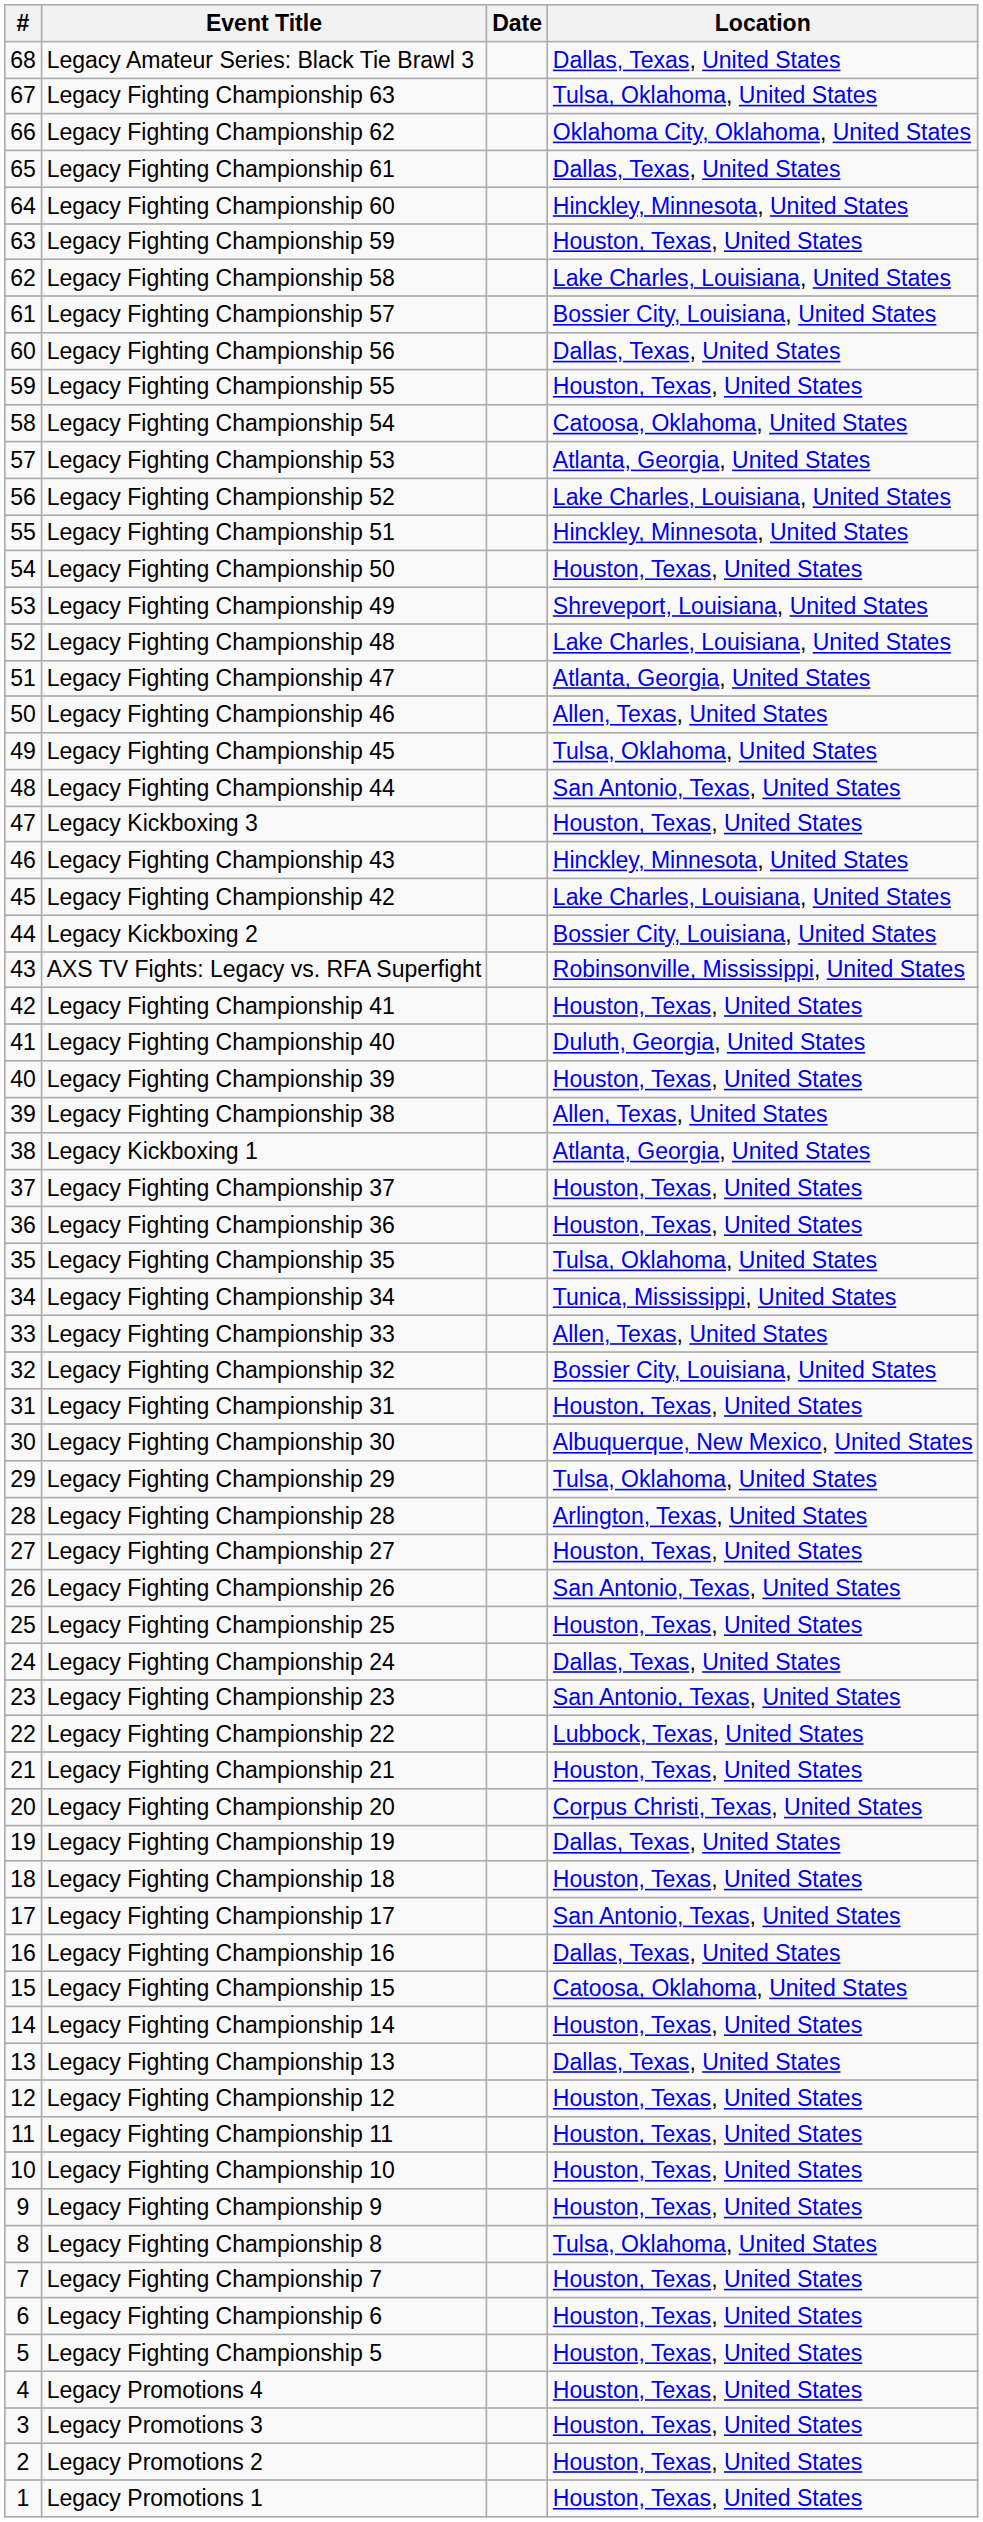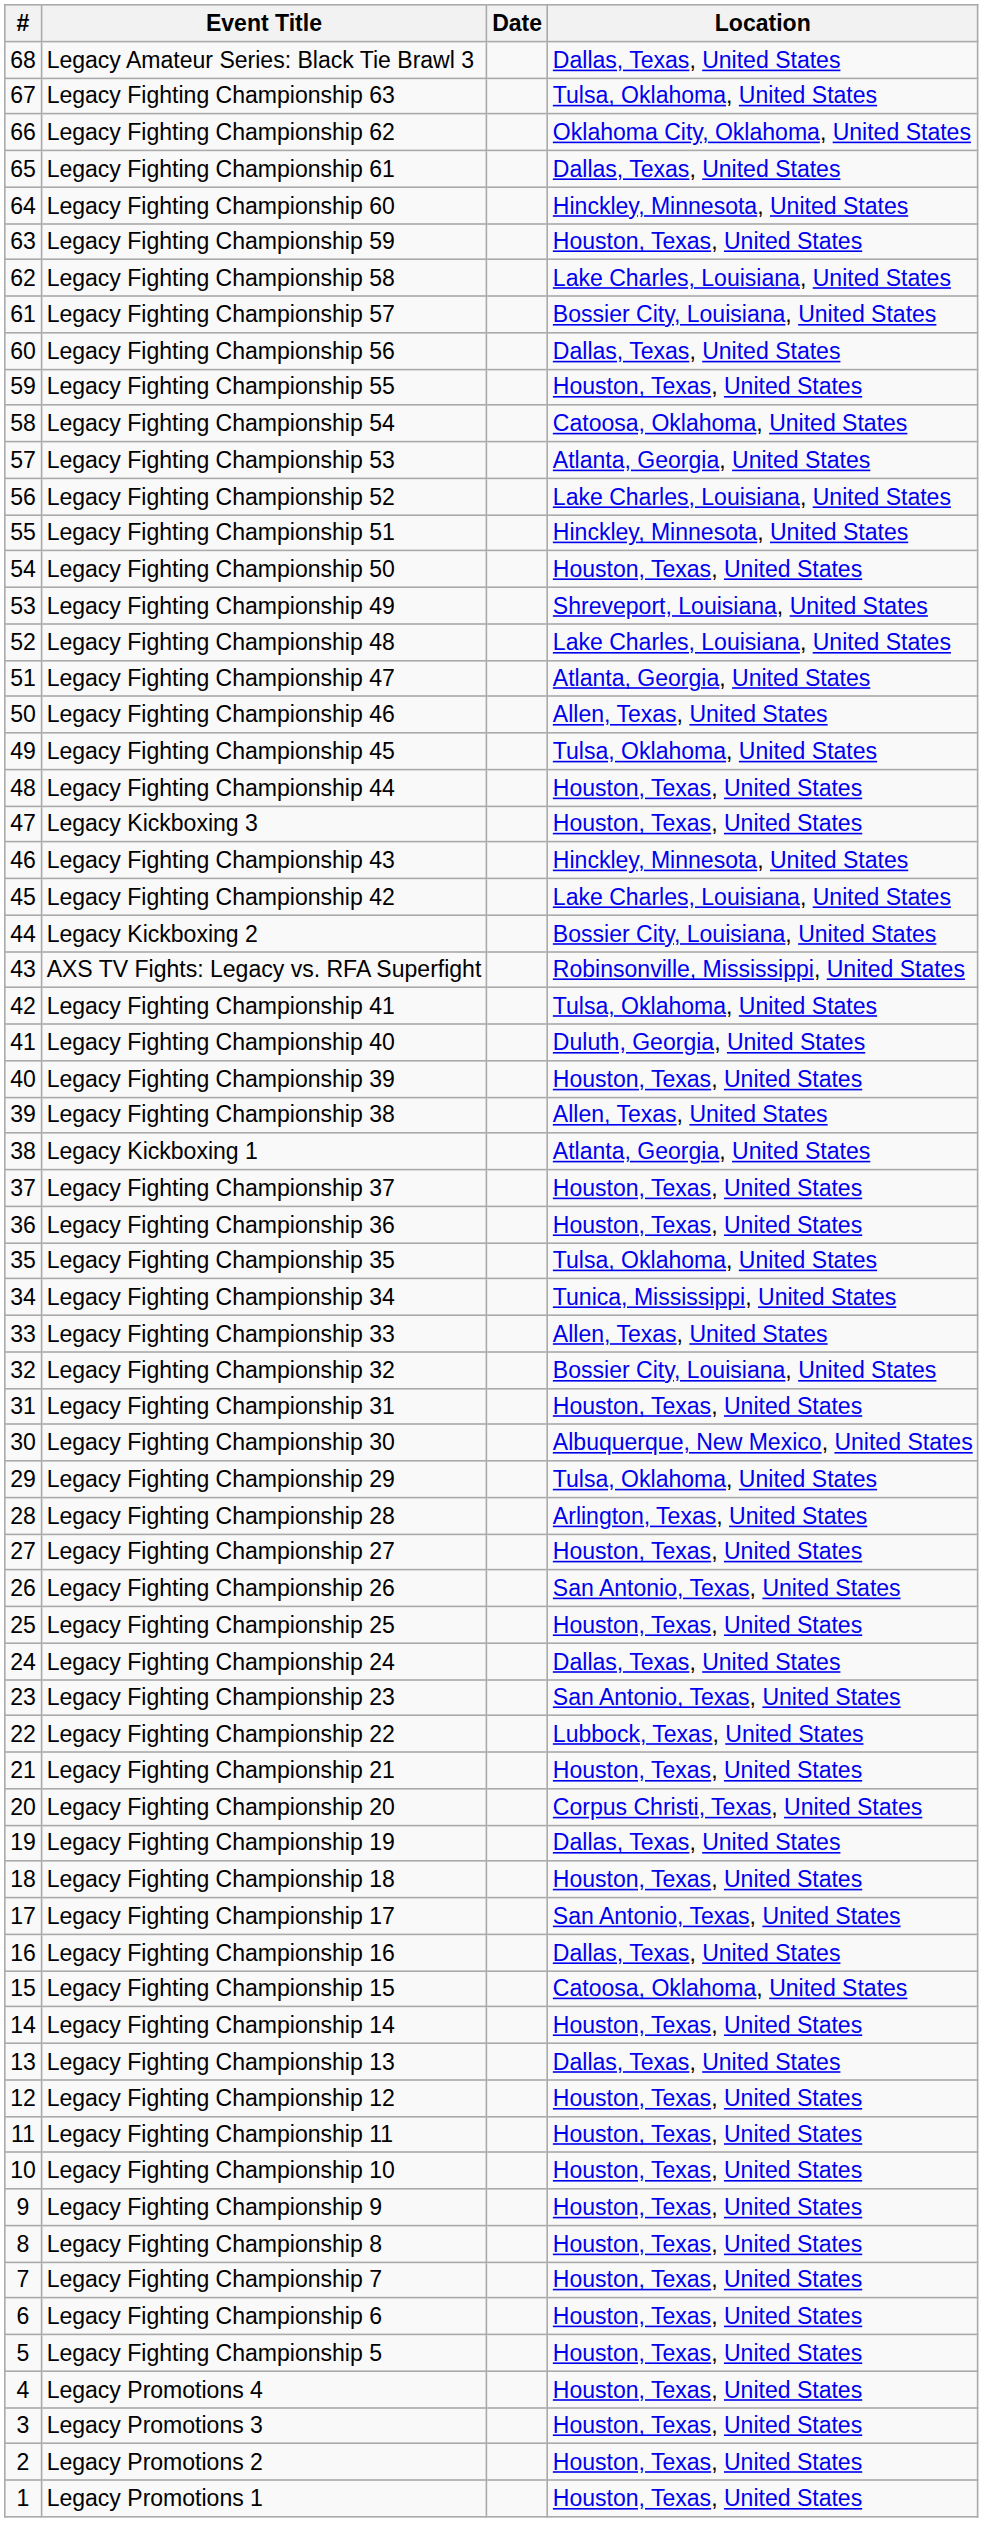(727, 788) San Antonio, Texas, United States -> (708, 788) Houston, Texas, United States
(708, 1006) Houston, Texas, United States -> (715, 1006) Tulsa, Oklahoma, United States
(715, 2244) Tulsa, Oklahoma, United States -> (708, 2244) Houston, Texas, United States
